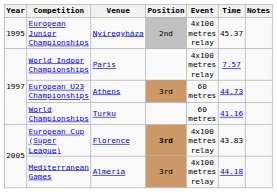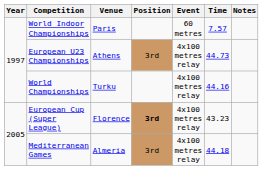- row: (59, 33)
(202, 64) 4x100 metres relay -> (188, 28) 60 metres
(202, 91) 60 metres -> (188, 55) 4x100 metres relay
(202, 113) 60 metres -> (188, 86) 4x100 metres relay
(232, 113) 41.16 -> (218, 86) 44.16
(232, 140) 43.83 -> (218, 118) 43.23
